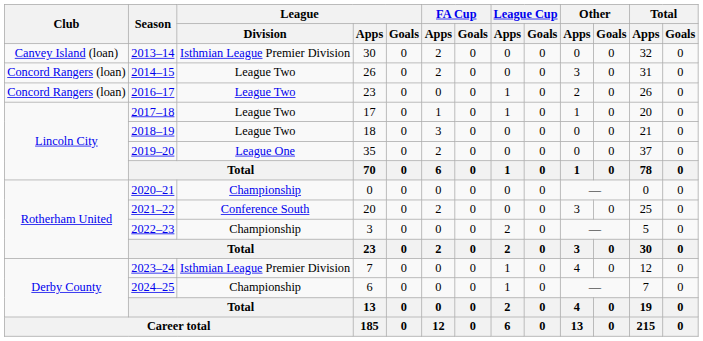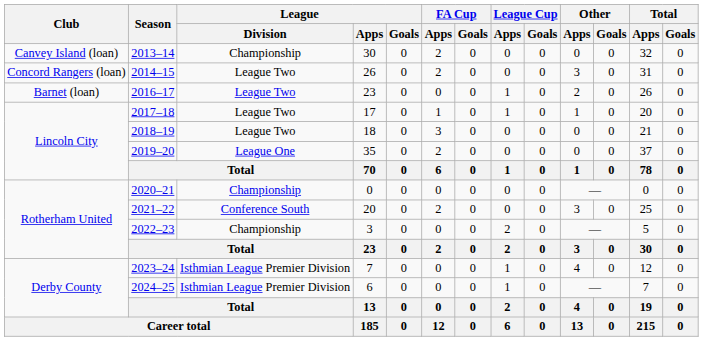(265, 53) Isthmian League Premier Division -> (265, 53) Championship
(66, 92) Concord Rangers (loan) -> (66, 92) Barnet (loan)
(265, 287) Championship -> (265, 287) Isthmian League Premier Division
